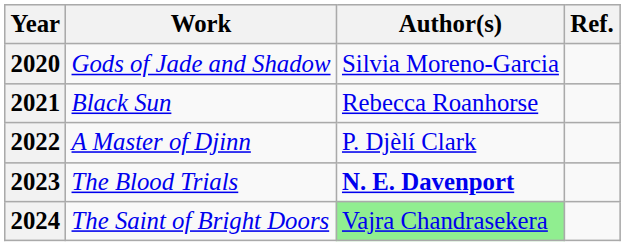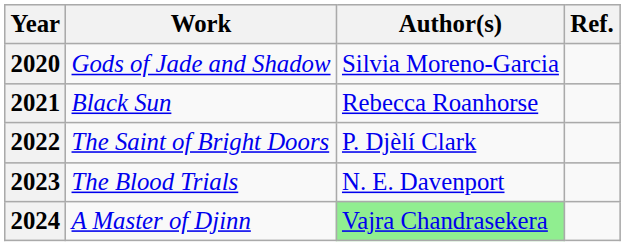(161, 142) A Master of Djinn -> (200, 142) The Saint of Bright Doors
(428, 181) bold -> (423, 181) normal
(200, 220) The Saint of Bright Doors -> (161, 220) A Master of Djinn
